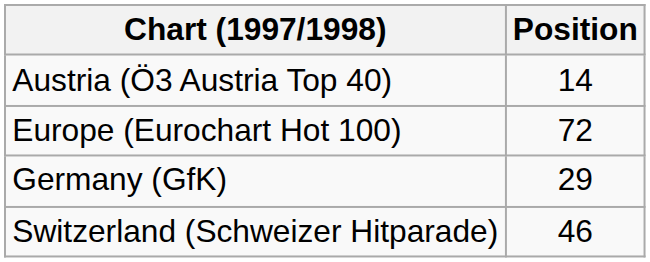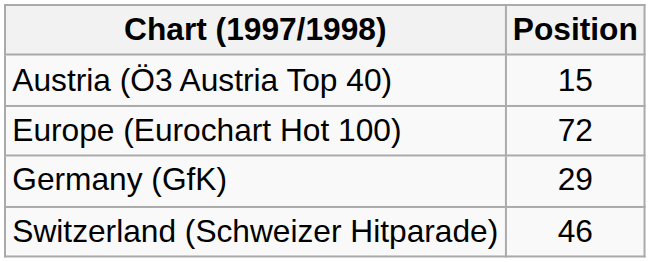(575, 79) 14 -> (575, 79) 15
